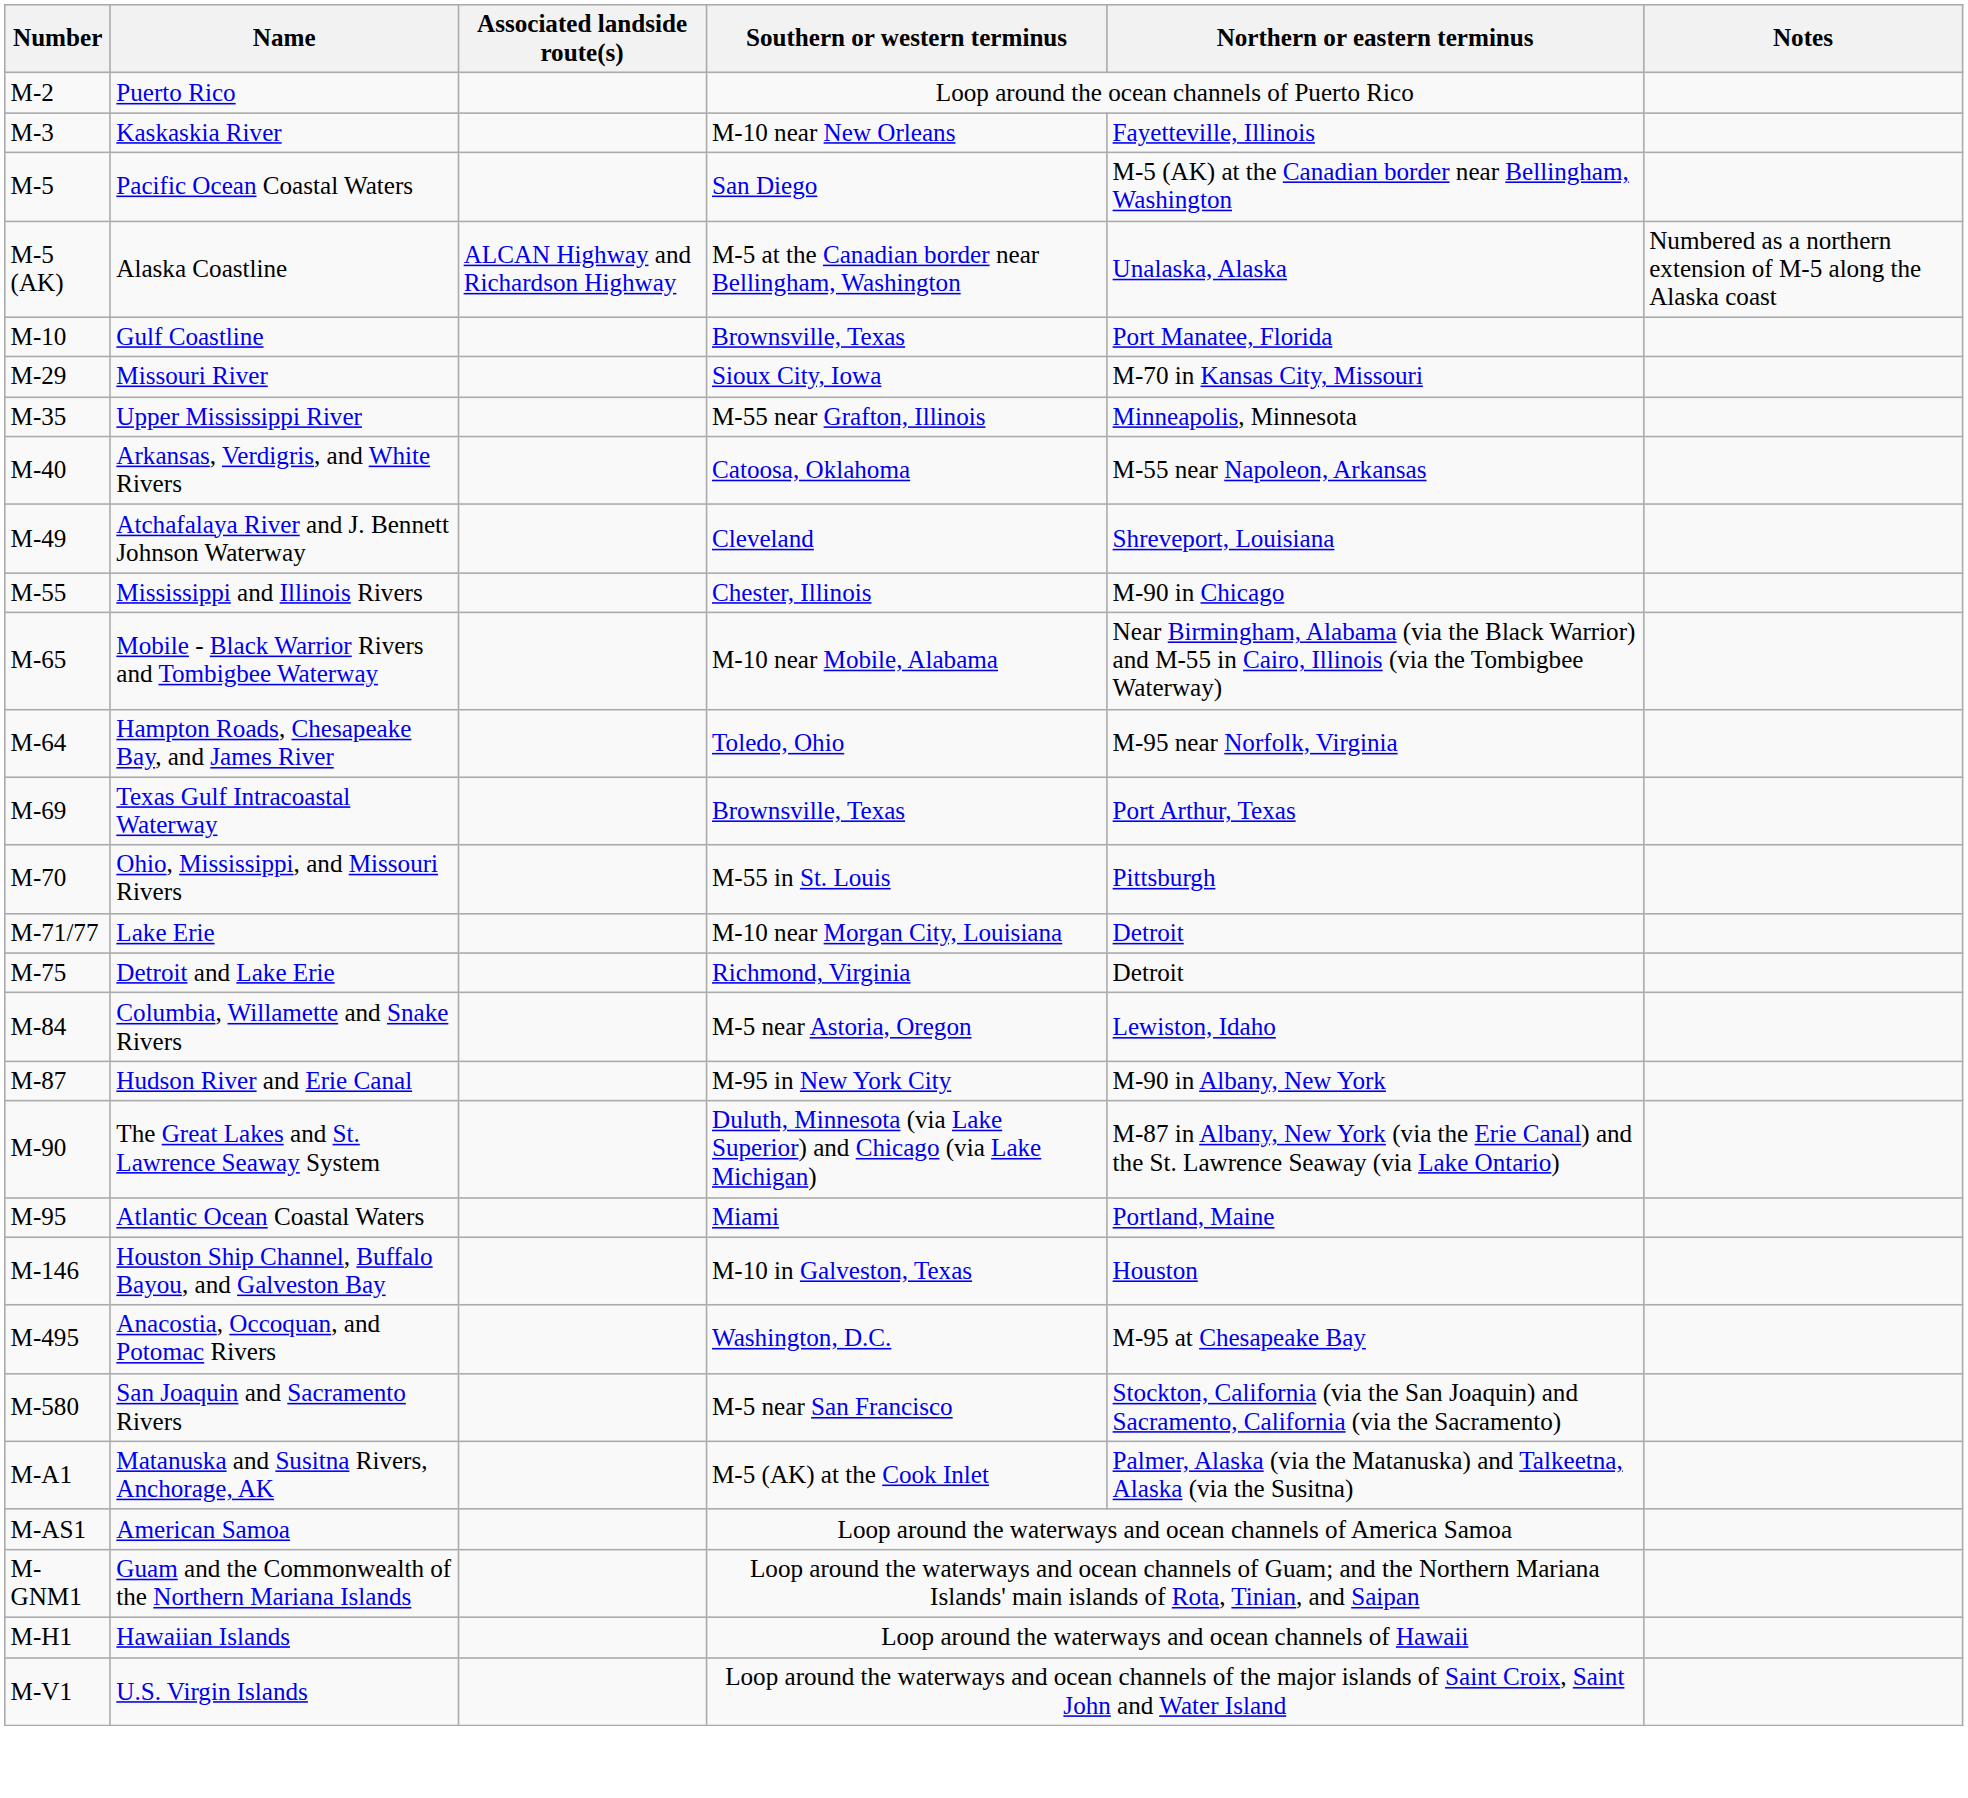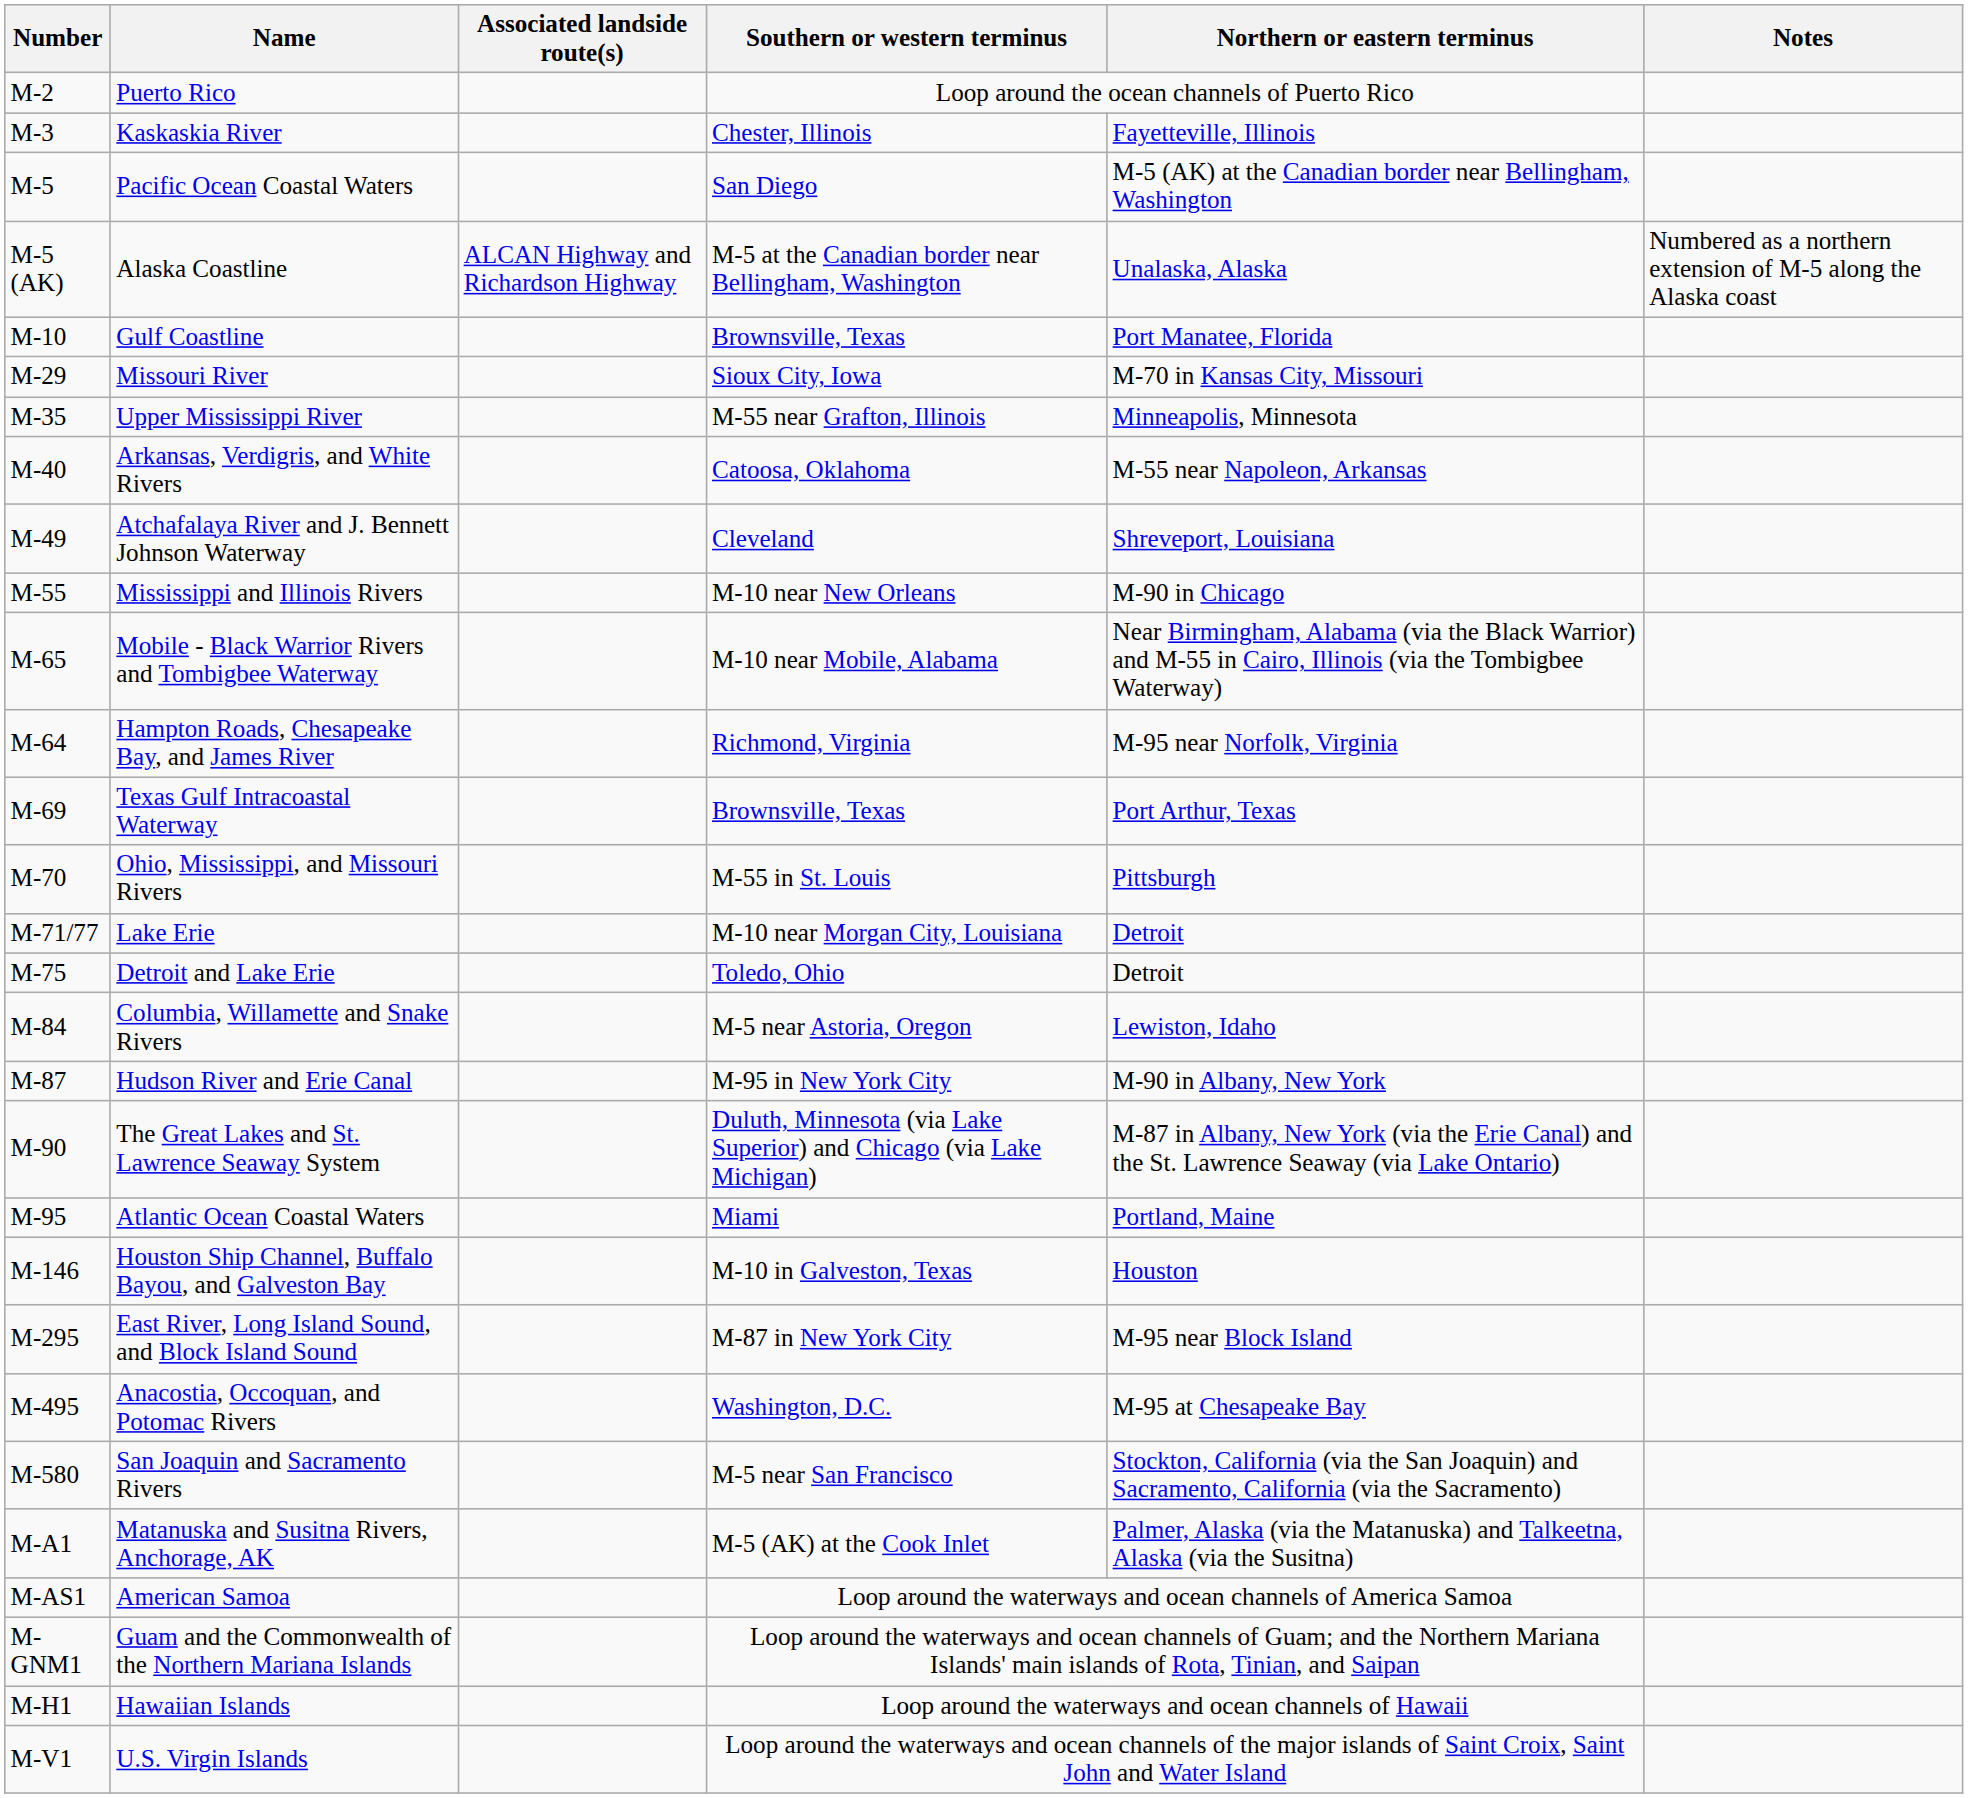(834, 132) M-10 near New Orleans -> (792, 132) Chester, Illinois
(792, 592) Chester, Illinois -> (834, 592) M-10 near New Orleans
(778, 742) Toledo, Ohio -> (811, 742) Richmond, Virginia
(811, 972) Richmond, Virginia -> (778, 972) Toledo, Ohio
+ row: (274, 1338)
